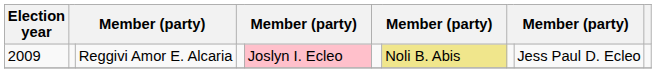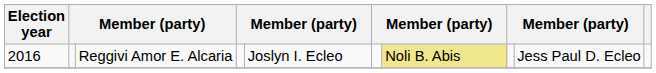(24, 56) 2009 -> (24, 56) 2016
(295, 56) pink background -> (295, 56) no background
